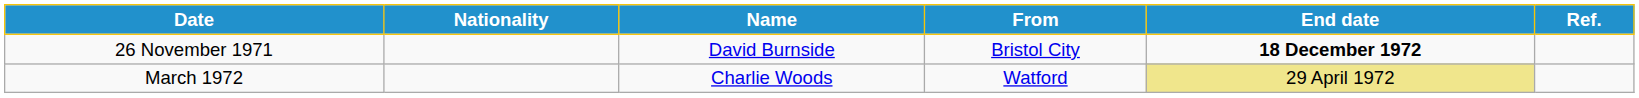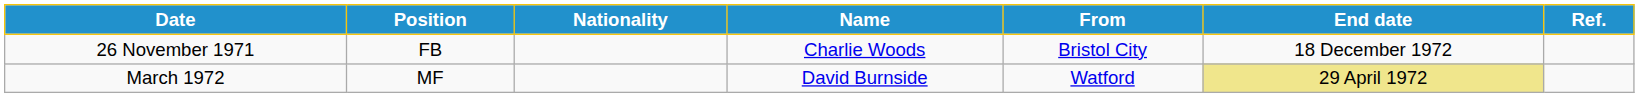+ column: (430, 20)
(772, 49) David Burnside -> (865, 49) Charlie Woods
(1340, 49) bold -> (1373, 49) normal
(772, 78) Charlie Woods -> (865, 78) David Burnside
